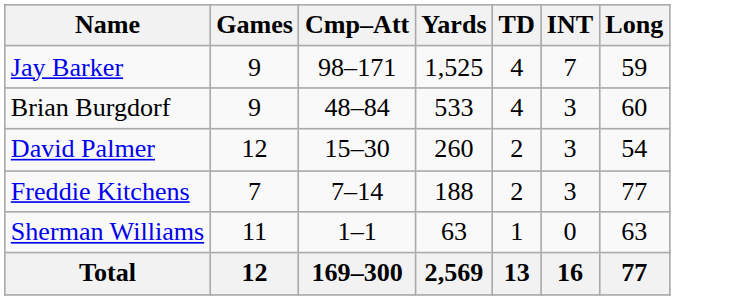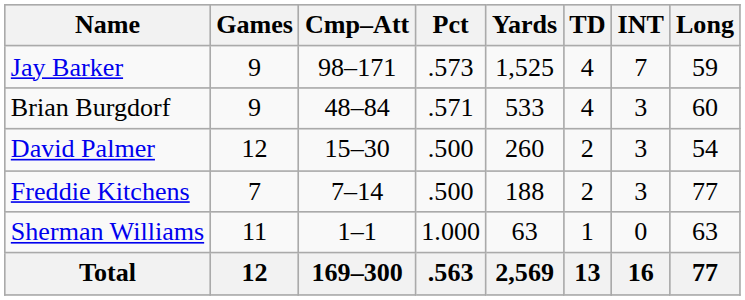+ column: (451, 25)
